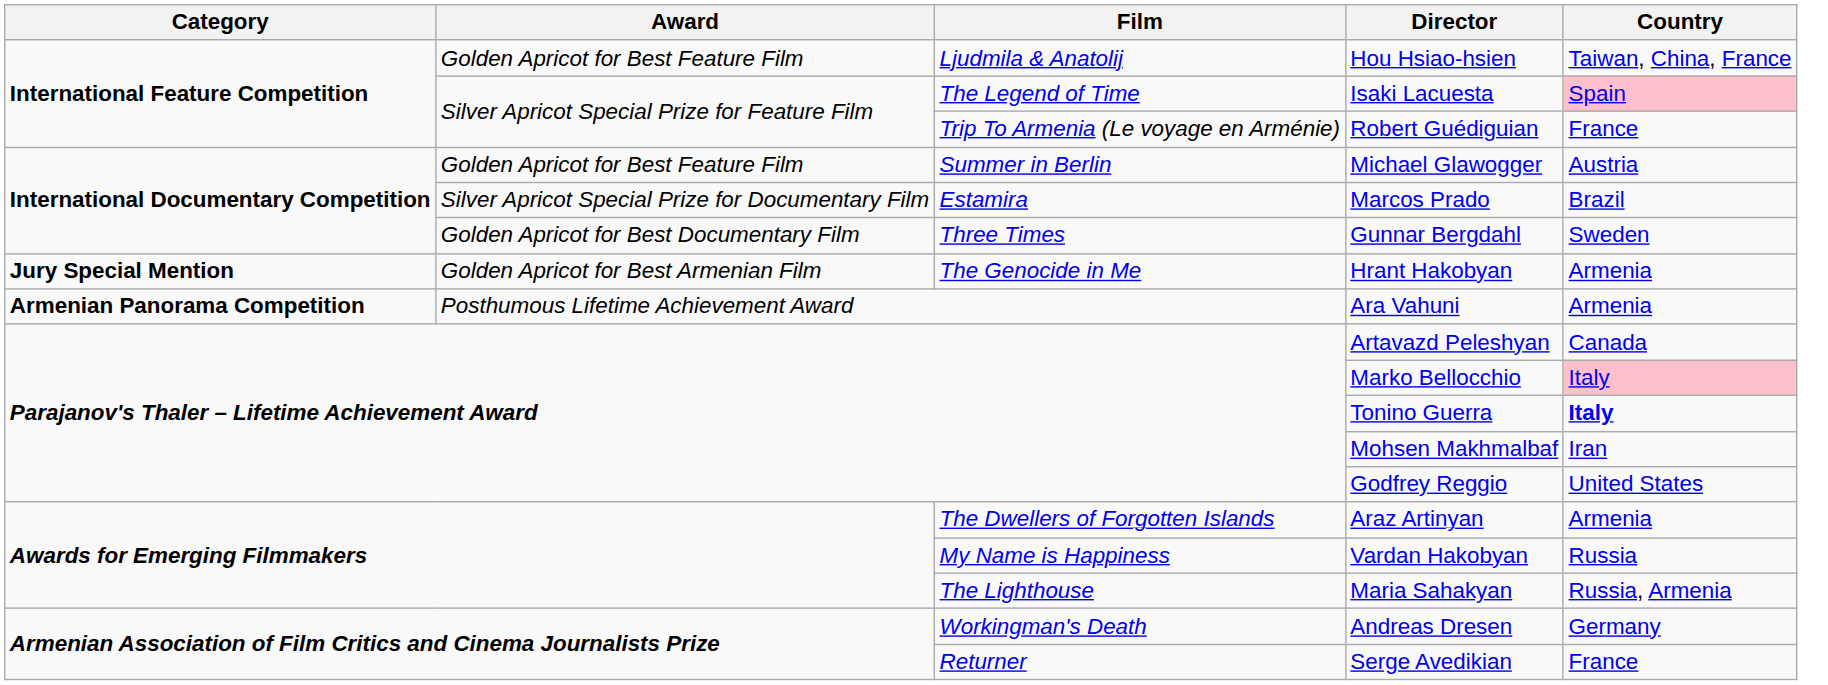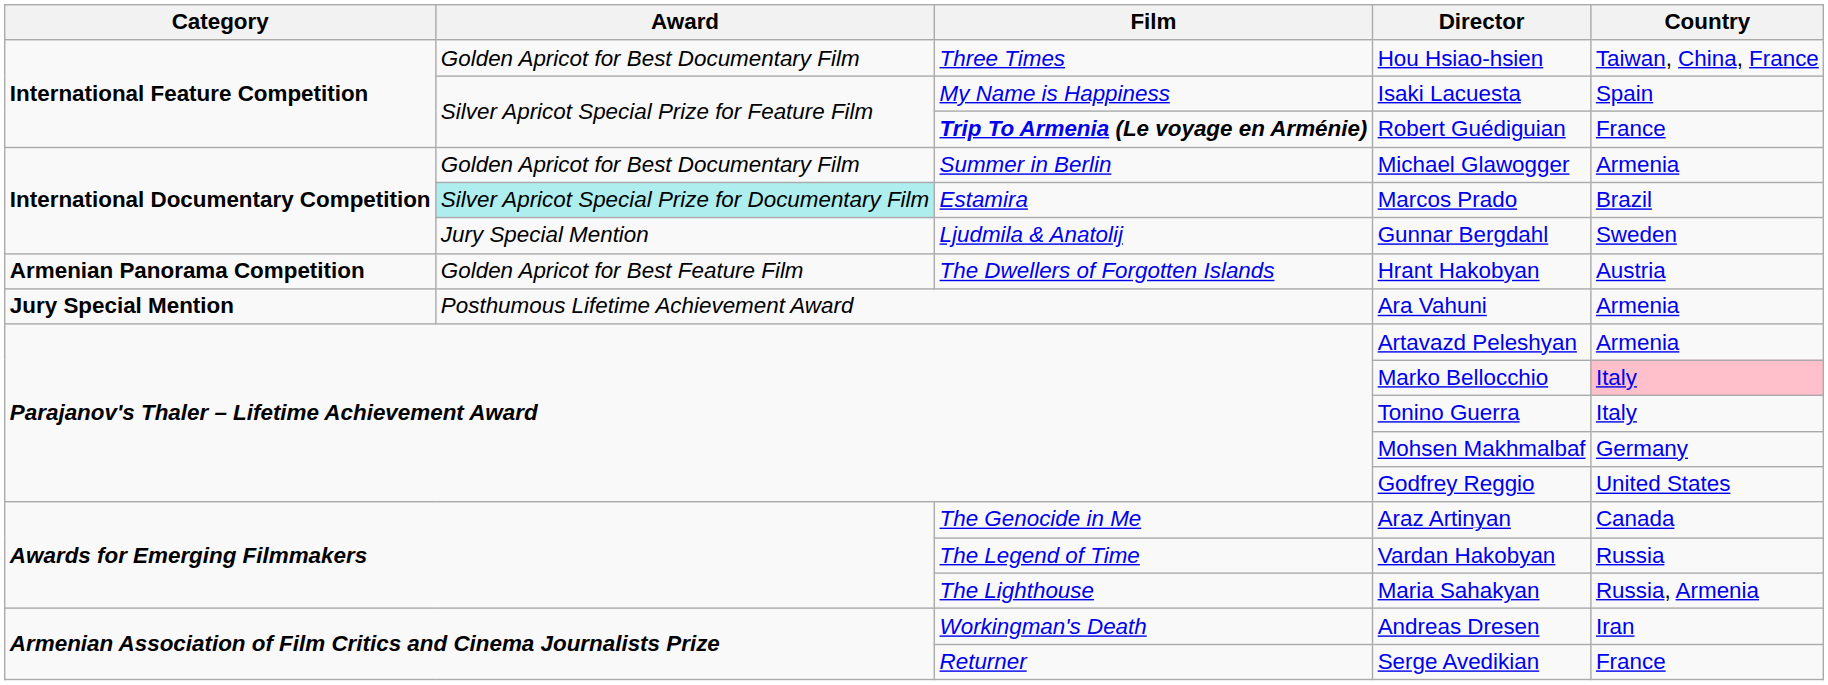(622, 57) Golden Apricot for Best Feature Film -> (650, 57) Golden Apricot for Best Documentary Film
(1031, 57) Ljudmila & Anatolij -> (1002, 57) Three Times
(1040, 93) The Legend of Time -> (1055, 93) My Name is Happiness
(1597, 93) pink background -> (1625, 93) no background
(1140, 128) normal -> (1153, 128) bold
(622, 164) Golden Apricot for Best Feature Film -> (650, 164) Golden Apricot for Best Documentary Film
(1603, 164) Austria -> (1638, 164) Armenia
(685, 199) no background -> (685, 199) paleturquoise background
(650, 235) Golden Apricot for Best Documentary Film -> (545, 235) Jury Special Mention
(1002, 235) Three Times -> (1031, 235) Ljudmila & Anatolij
(122, 270) Jury Special Mention -> (187, 270) Armenian Panorama Competition
(631, 270) Golden Apricot for Best Armenian Film -> (622, 270) Golden Apricot for Best Feature Film
(1040, 270) The Genocide in Me -> (1107, 270) The Dwellers of Forgotten Islands
(1610, 270) Armenia -> (1631, 270) Austria
(187, 306) Armenian Panorama Competition -> (122, 306) Jury Special Mention
(1608, 341) Canada -> (1638, 341) Armenia
(1591, 413) bold -> (1616, 413) normal
(1588, 448) Iran -> (1642, 448) Germany
(1107, 519) The Dwellers of Forgotten Islands -> (1040, 519) The Genocide in Me
(1610, 519) Armenia -> (1635, 519) Canada
(1055, 555) My Name is Happiness -> (1040, 555) The Legend of Time
(1615, 626) Germany -> (1615, 626) Iran
